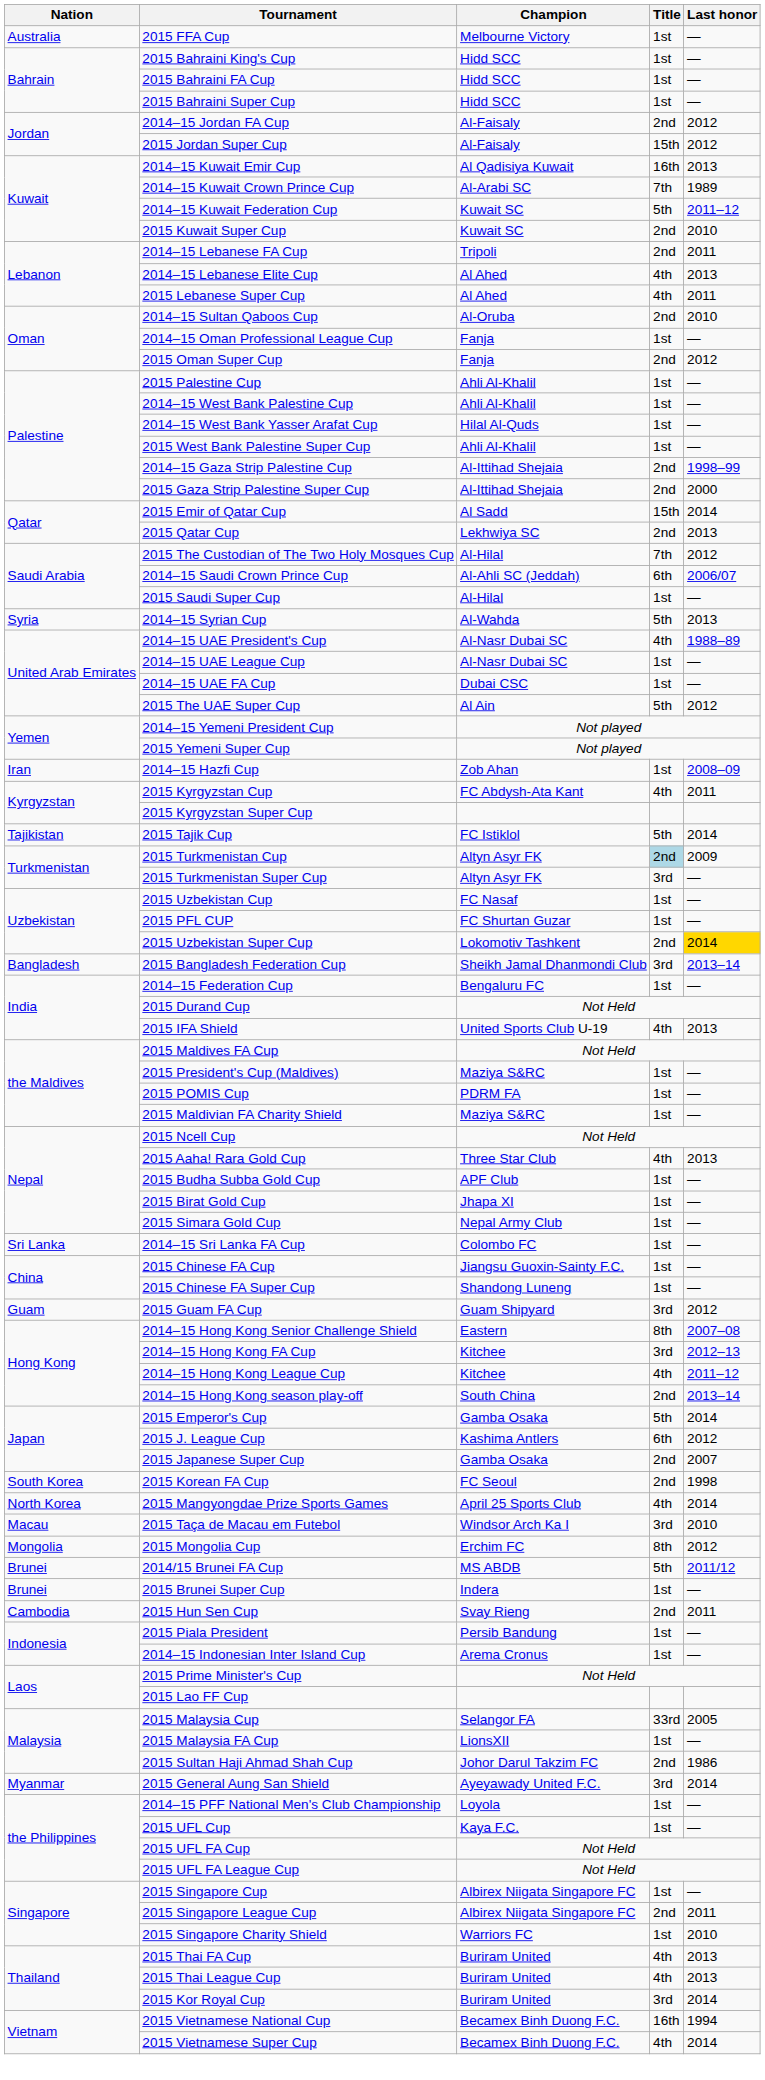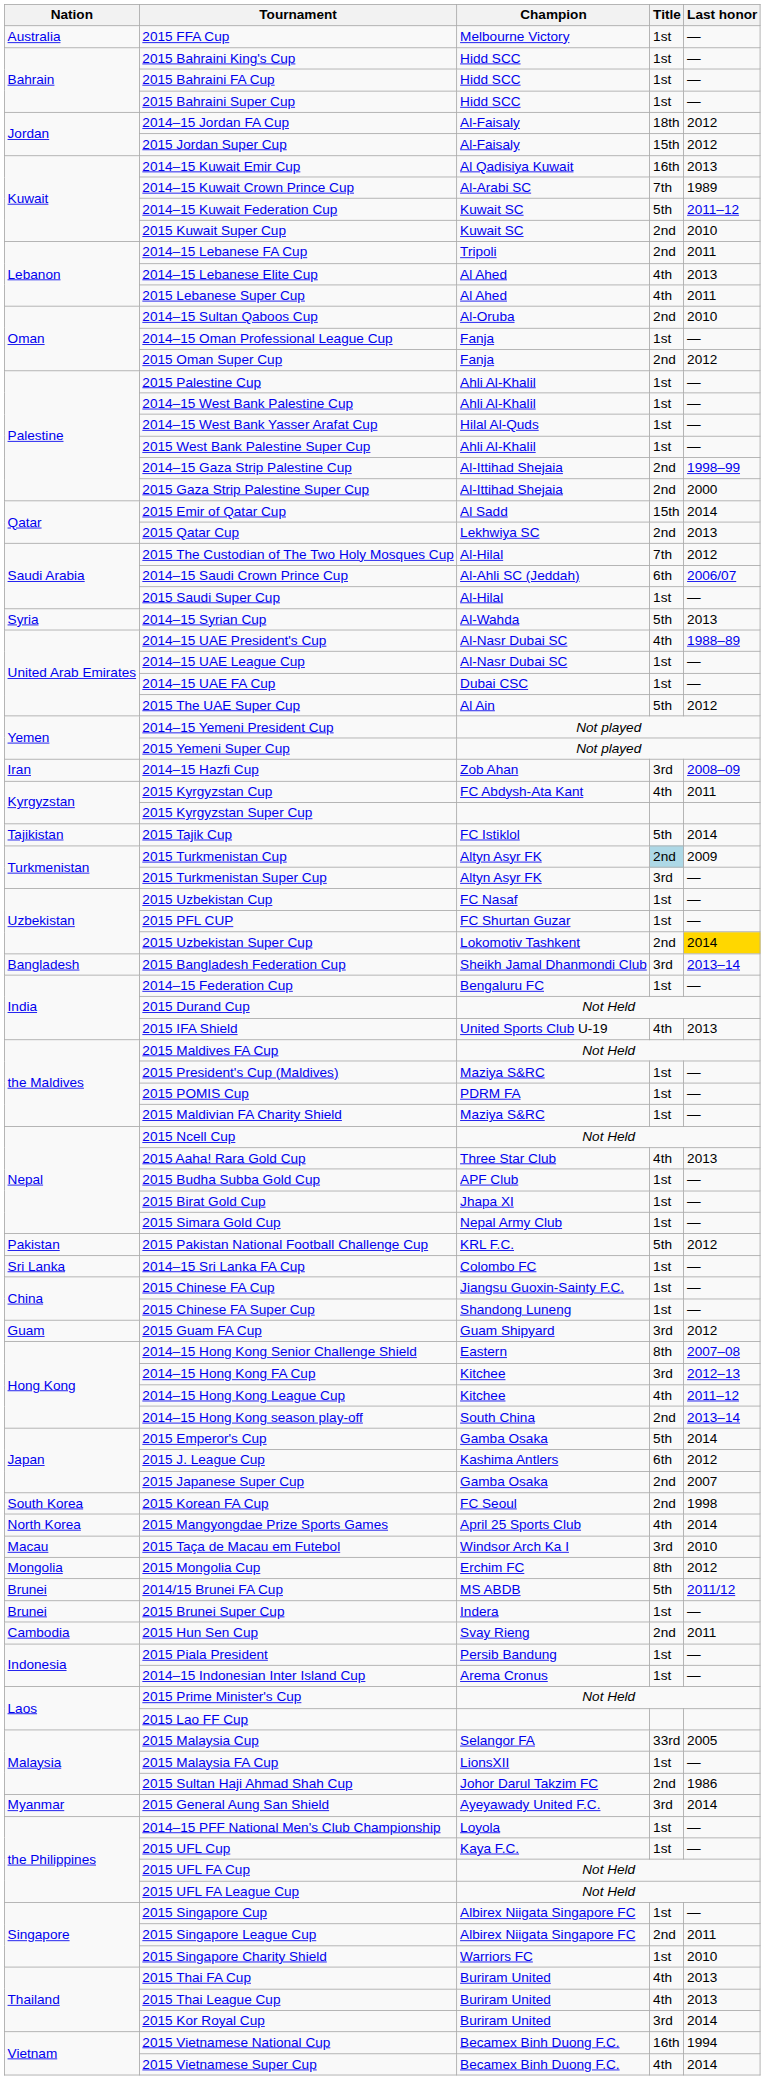(664, 123) 2nd -> (666, 123) 18th
(662, 770) 1st -> (663, 770) 3rd
+ row: (285, 1244)
